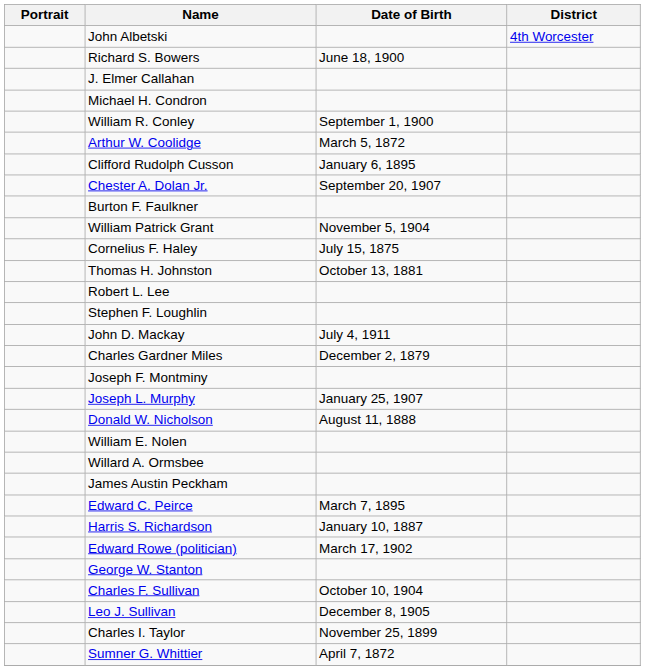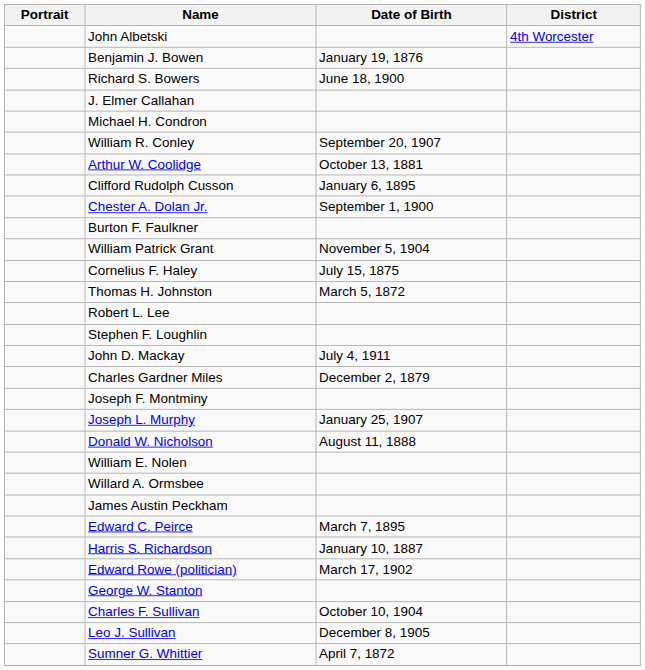+ row: (146, 57)
(376, 121) September 1, 1900 -> (380, 143) September 20, 1907
(362, 143) March 5, 1872 -> (371, 164) October 13, 1881
(380, 185) September 20, 1907 -> (376, 206) September 1, 1900
(371, 270) October 13, 1881 -> (362, 292) March 5, 1872
- row: (136, 633)
